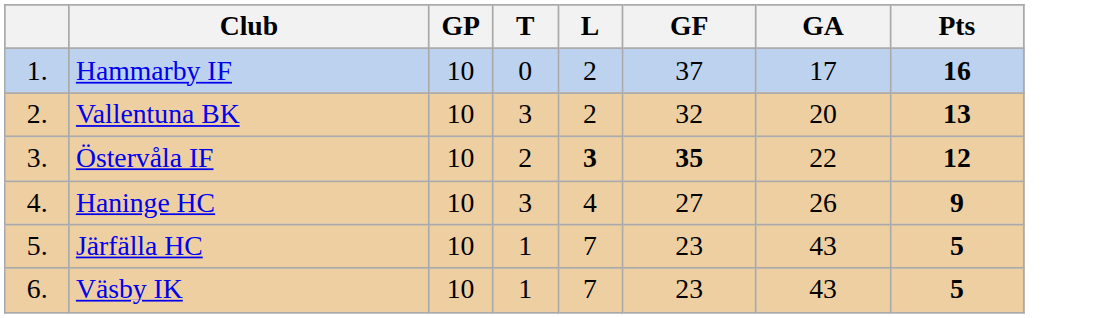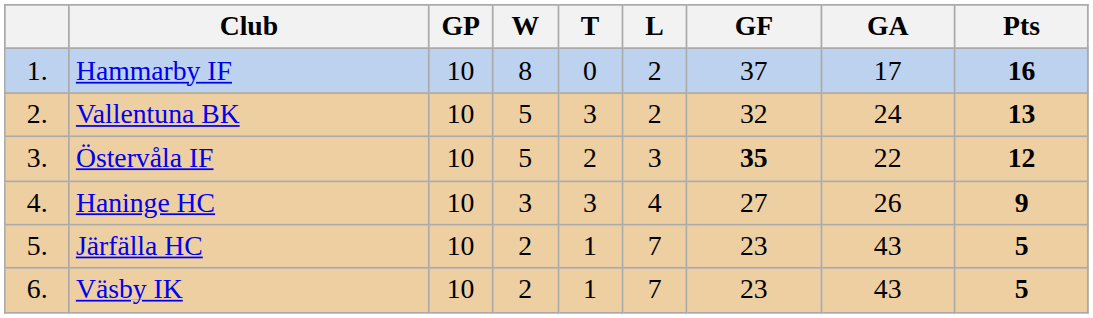+ column: (525, 26)
(823, 114) 20 -> (888, 114) 24
(590, 158) bold -> (655, 158) normal
